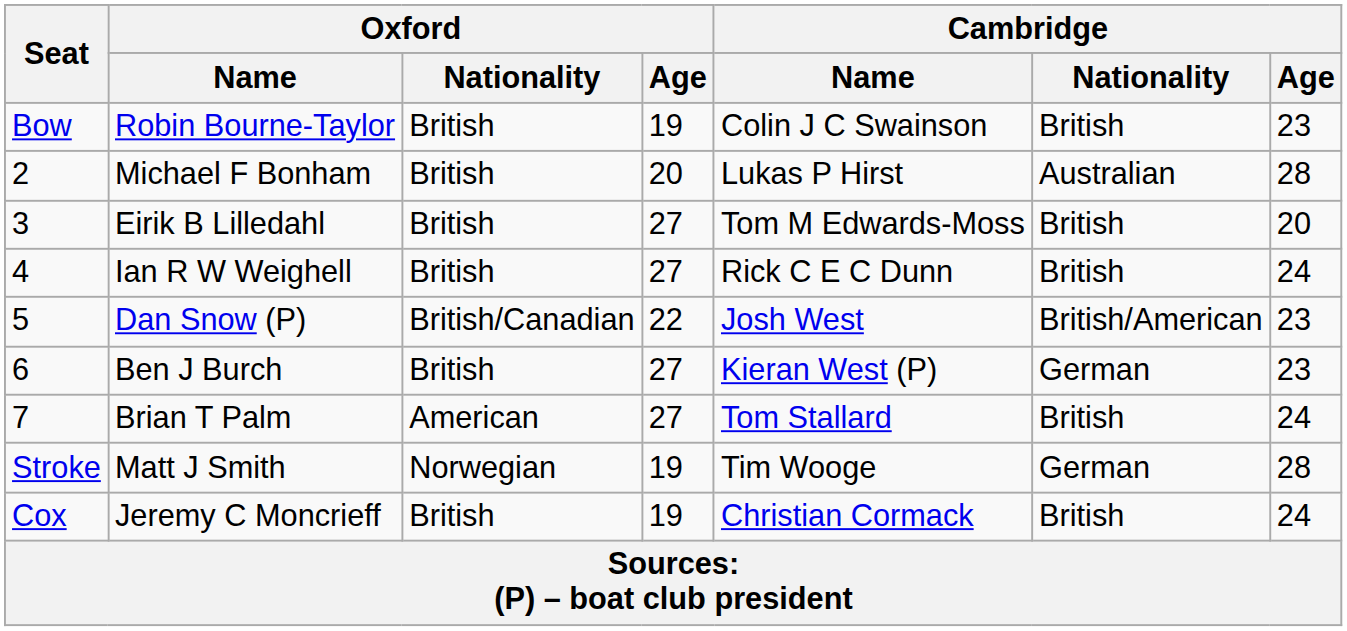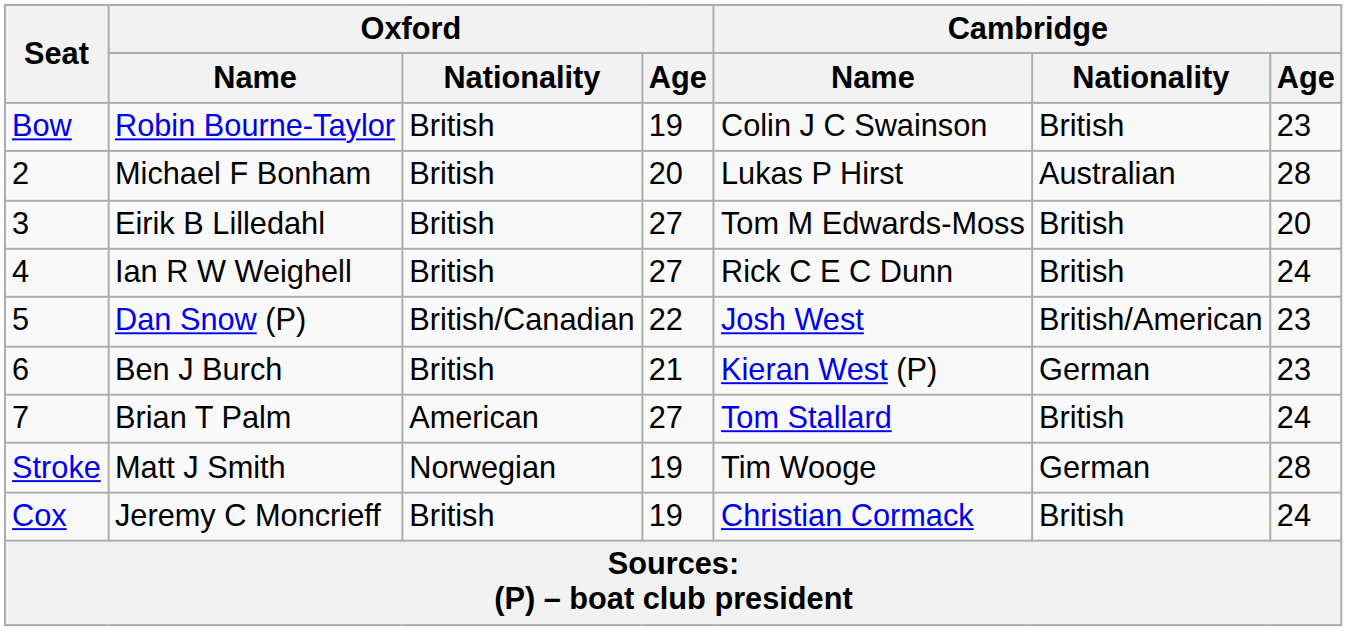(666, 369) 27 -> (666, 369) 21
